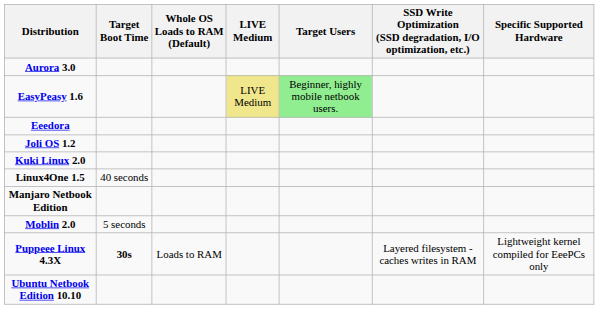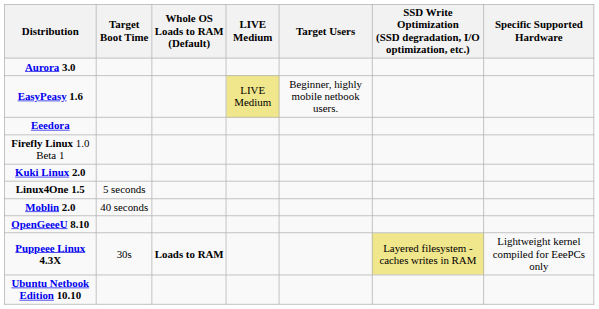(326, 96) lightgreen background -> (326, 96) no background
+ row: (50, 149)
- row: (50, 143)
(124, 177) 40 seconds -> (124, 190) 5 seconds
- row: (50, 201)
(124, 224) 5 seconds -> (124, 207) 40 seconds
+ row: (50, 224)
(124, 254) bold -> (124, 254) normal
(189, 254) normal -> (189, 254) bold
(428, 254) no background -> (428, 254) khaki background
